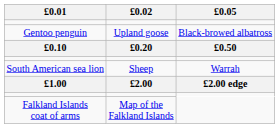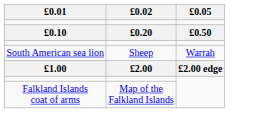- row: (55, 32)
